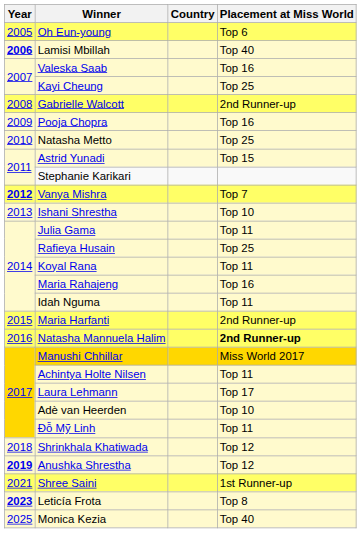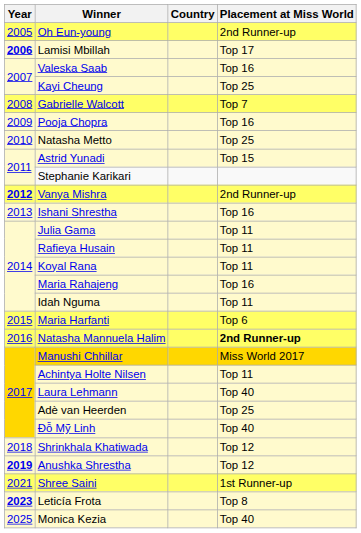(234, 32) Top 6 -> (258, 32) 2nd Runner-up
(237, 50) Top 40 -> (237, 50) Top 17
(258, 104) 2nd Runner-up -> (234, 104) Top 7
(234, 194) Top 7 -> (258, 194) 2nd Runner-up
(237, 212) Top 10 -> (237, 212) Top 16
(237, 248) Top 25 -> (237, 248) Top 11
(258, 320) 2nd Runner-up -> (234, 320) Top 6
(237, 393) Top 17 -> (237, 393) Top 40
(237, 411) Top 10 -> (237, 411) Top 25
(237, 429) Top 11 -> (237, 429) Top 40
